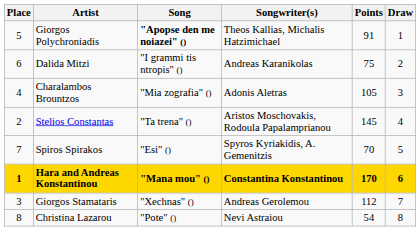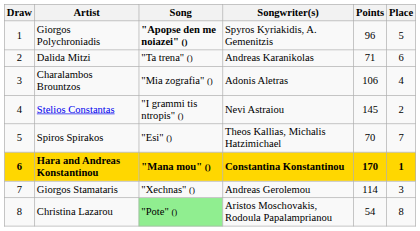columns swapped: (400, 12) <-> (19, 12)
(274, 35) Theos Kallias, Michalis Hatzimichael -> (271, 35) Spyros Kyriakidis, A. Gemenitzis
(369, 35) 91 -> (370, 35) 96
(168, 64) "I grammi tis ntropis" () -> (167, 58) "Ta trena" ()
(369, 64) 75 -> (370, 58) 71
(369, 92) 105 -> (370, 80) 106
(166, 121) "Ta trena" () -> (169, 109) "I grammi tis ntropis" ()
(277, 121) Aristos Moschovakis, Rodoula Papalamprianou -> (254, 109) Nevi Astraiou
(270, 150) Spyros Kyriakidis, A. Gemenitzis -> (275, 138) Theos Kallias, Michalis Hatzimichael
(369, 201) 112 -> (370, 189) 114
(158, 218) no background -> (159, 212) lightgreen background
(253, 218) Nevi Astraiou -> (279, 212) Aristos Moschovakis, Rodoula Papalamprianou
